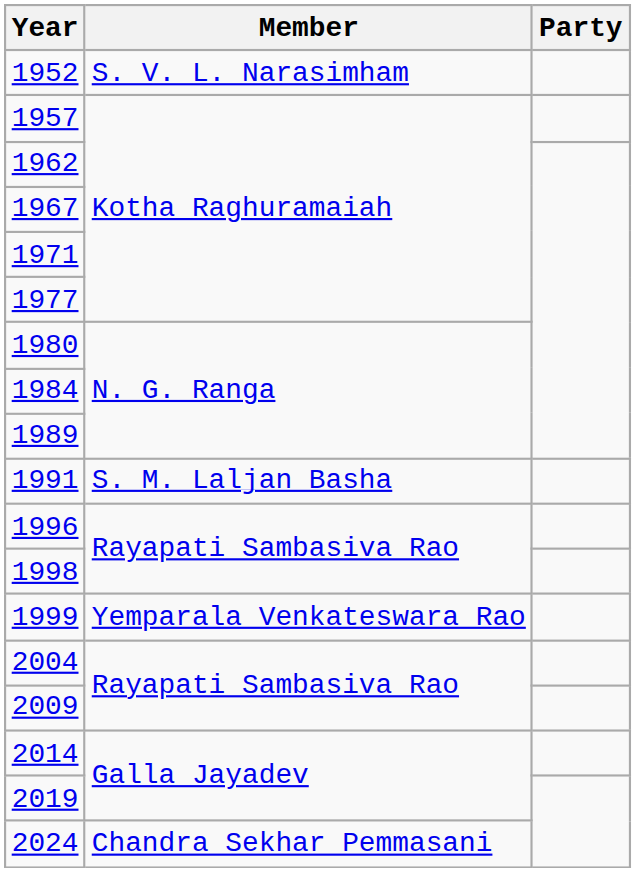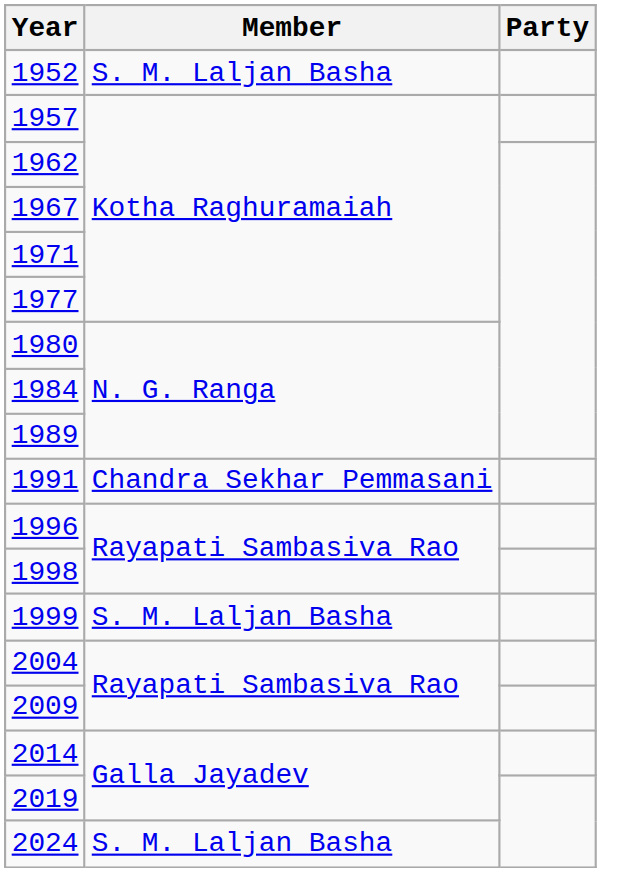(250, 73) S. V. L. Narasimham -> (242, 73) S. M. Laljan Basha
(242, 481) S. M. Laljan Basha -> (292, 481) Chandra Sekhar Pemmasani
(309, 617) Yemparala Venkateswara Rao -> (242, 617) S. M. Laljan Basha
(292, 844) Chandra Sekhar Pemmasani -> (242, 844) S. M. Laljan Basha
